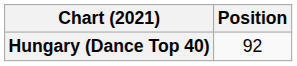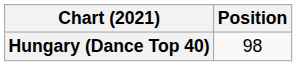(253, 46) 92 -> (253, 46) 98
